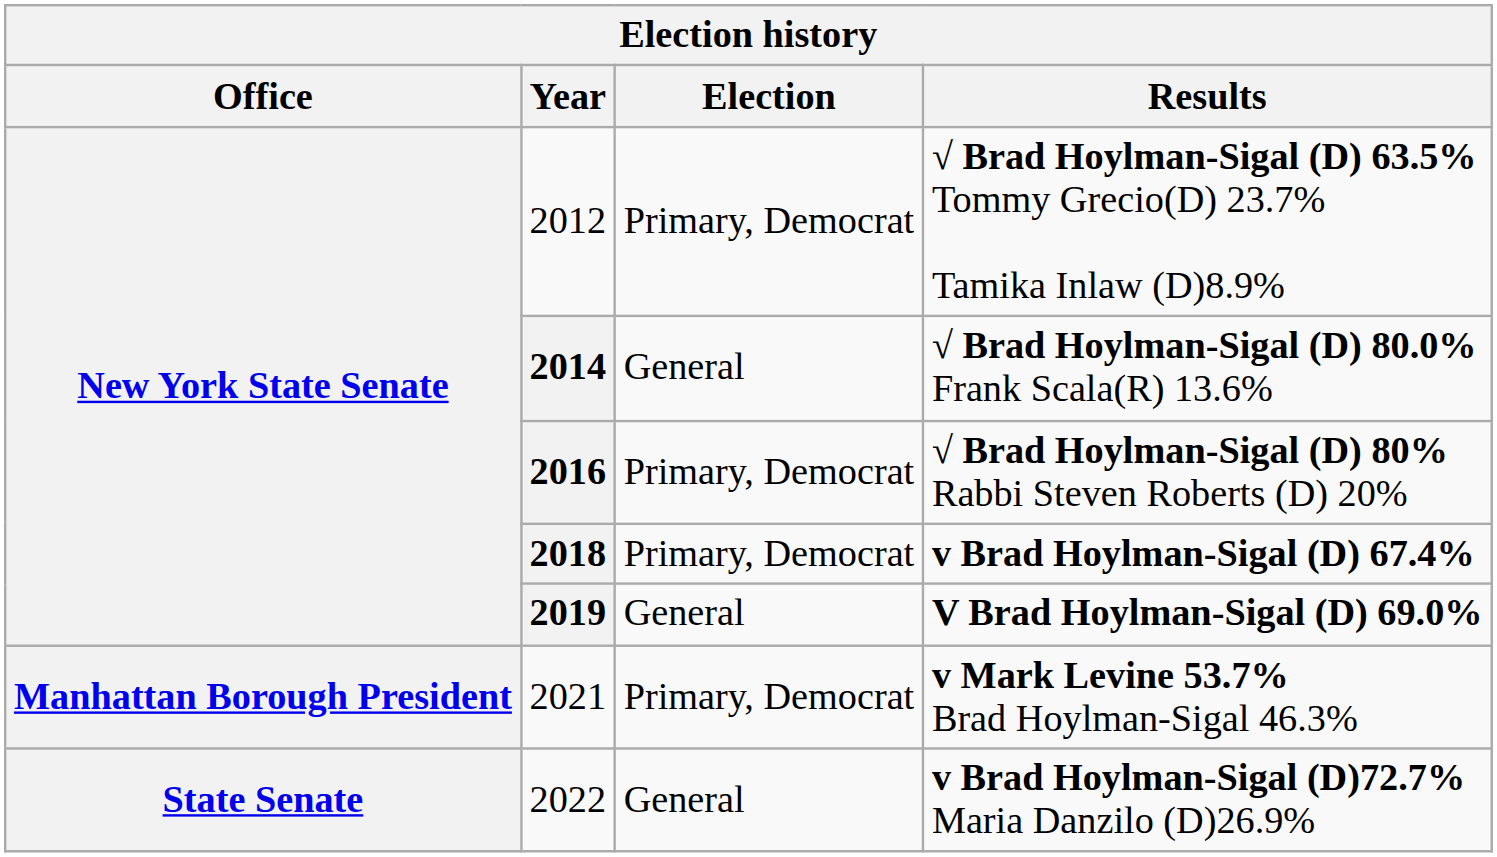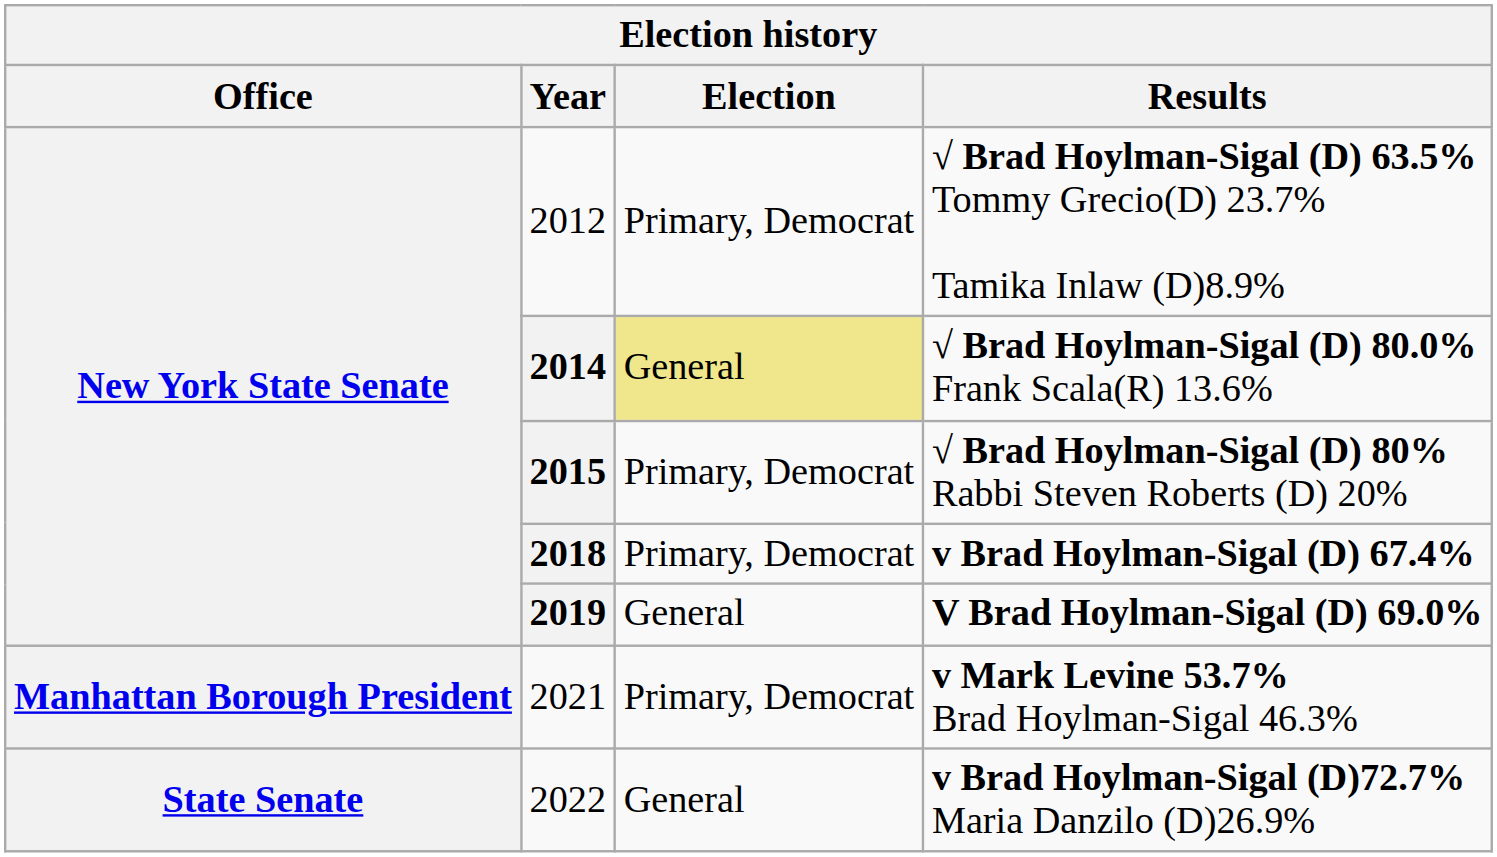(684, 367) no background -> (684, 367) khaki background
(568, 470) 2016 -> (568, 470) 2015
